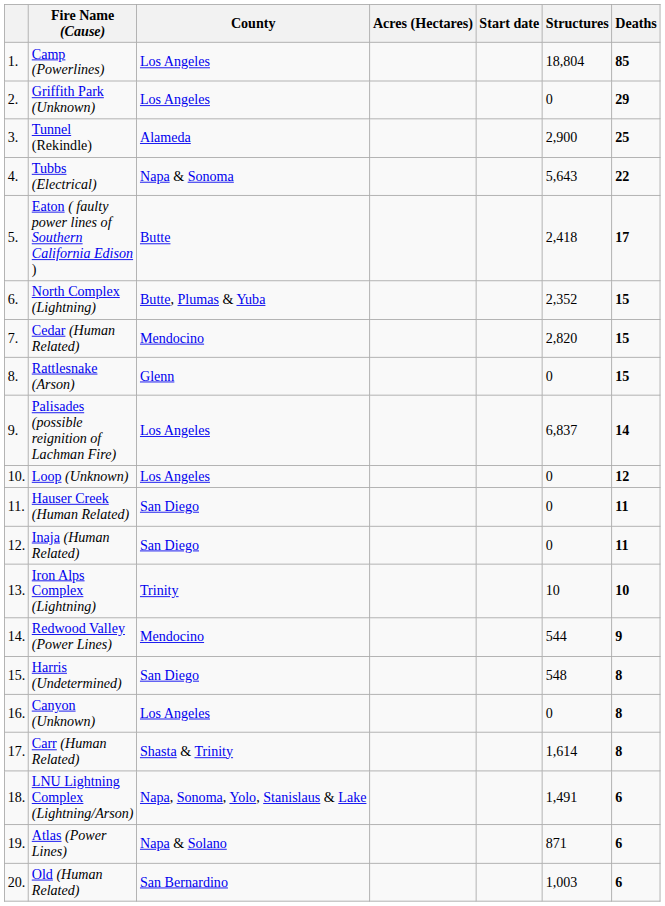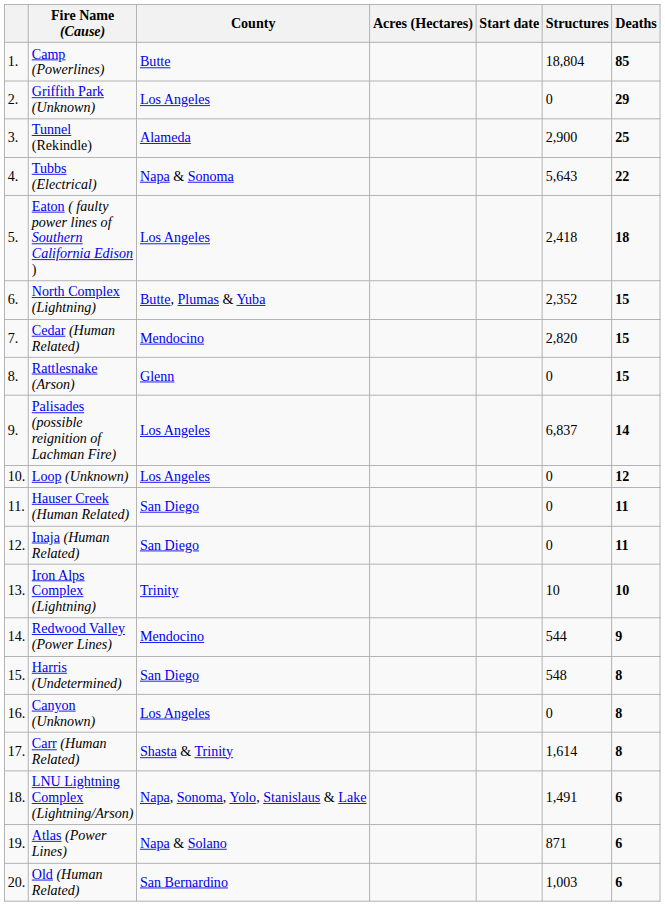(175, 61) Los Angeles -> (155, 61) Butte
(155, 238) Butte -> (175, 238) Los Angeles
(622, 238) 17 -> (622, 238) 18
